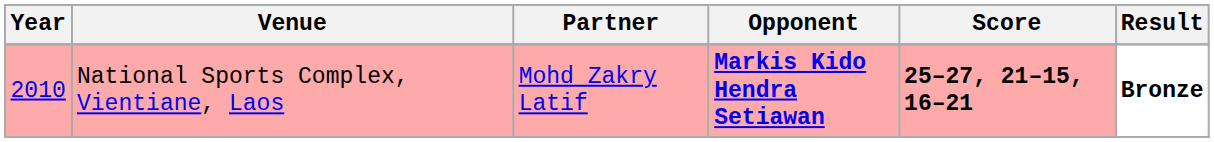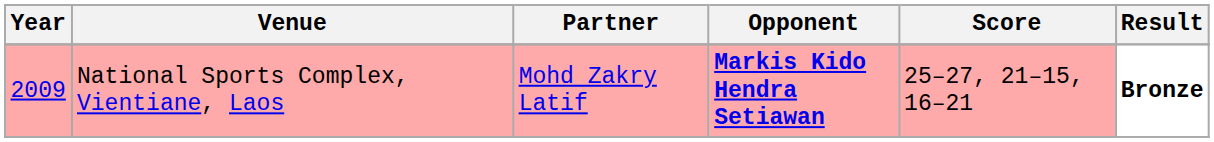(38, 90) 2010 -> (38, 90) 2009
(994, 90) bold -> (994, 90) normal
